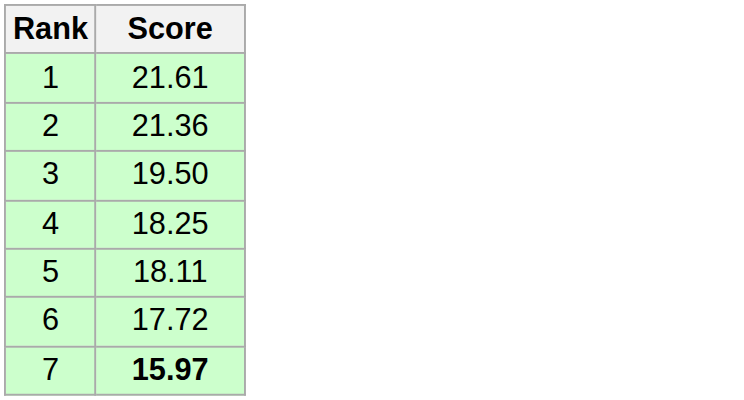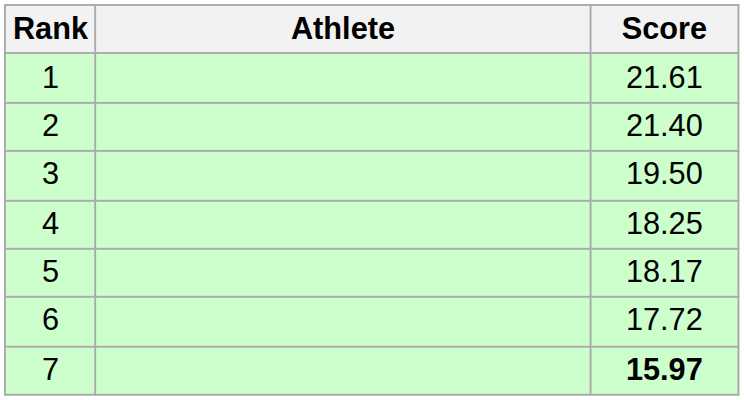+ column: (343, 28)
(170, 126) 21.36 -> (664, 126) 21.40
(170, 272) 18.11 -> (664, 272) 18.17
